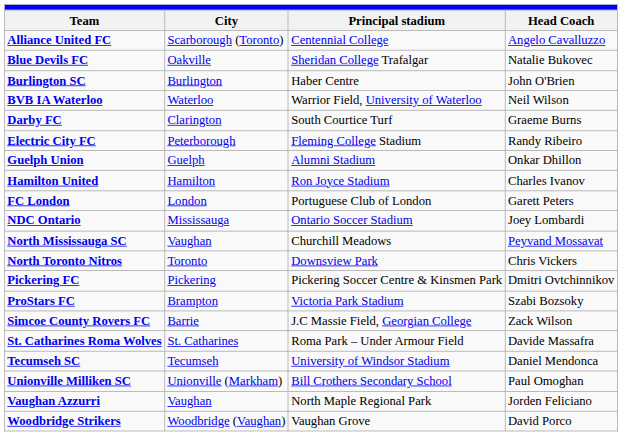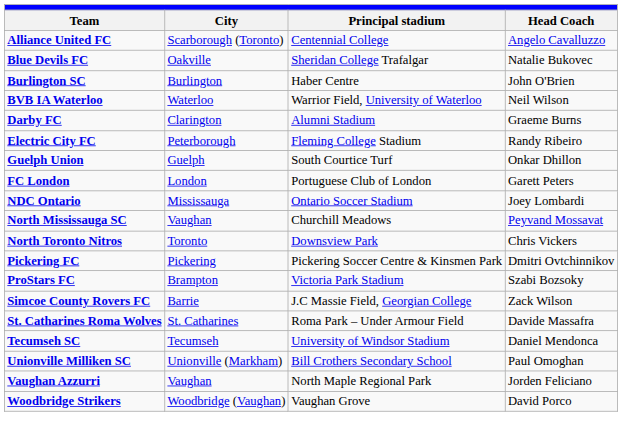(342, 120) South Courtice Turf -> (333, 120) Alumni Stadium
(333, 160) Alumni Stadium -> (342, 160) South Courtice Turf
- row: (53, 180)
